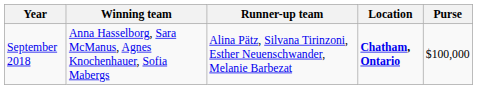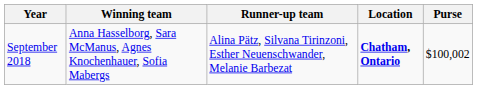(448, 54) $100,000 -> (448, 54) $100,002
